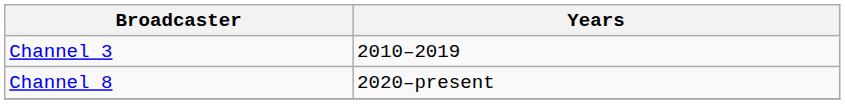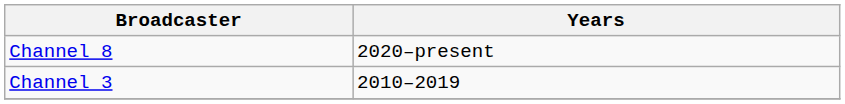rows swapped: (61, 51) <-> (61, 83)
